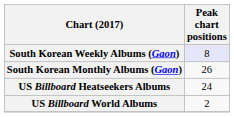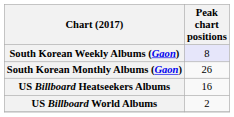(207, 86) 24 -> (207, 86) 16
